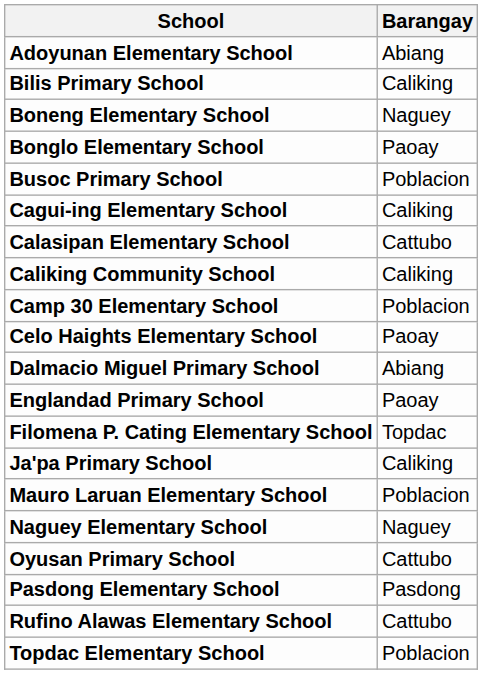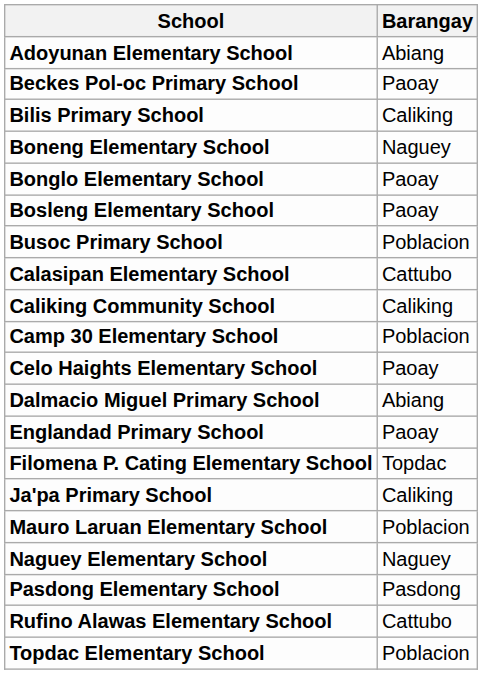+ row: (154, 84)
+ row: (142, 211)
- row: (148, 211)
- row: (122, 558)
